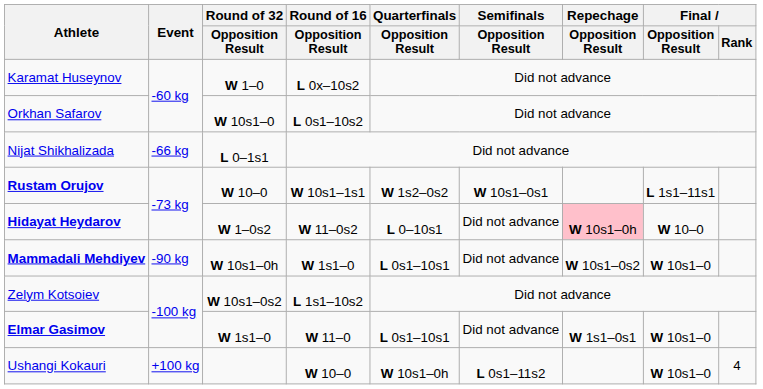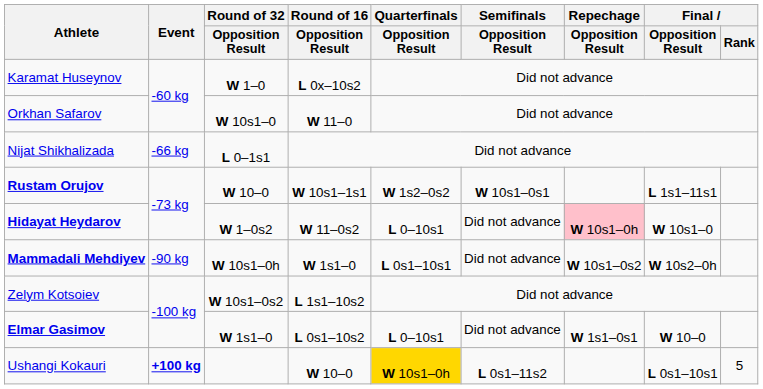(328, 121) L 0s1–10s2 -> (330, 121) W 11–0
(681, 230) W 10–0 -> (683, 230) W 10s1–0
(681, 266) W 10s1–0 -> (683, 266) W 10s2–0h
(328, 338) W 11–0 -> (330, 338) L 0s1–10s2
(415, 338) L 0s1–10s1 -> (416, 338) L 0–10s1
(681, 338) W 10s1–0 -> (683, 338) W 10–0
(175, 366) normal -> (176, 366) bold
(415, 374) no background -> (416, 374) gold background
(681, 374) W 10s1–0 -> (683, 374) L 0s1–10s1
(737, 366) 4 -> (739, 366) 5
